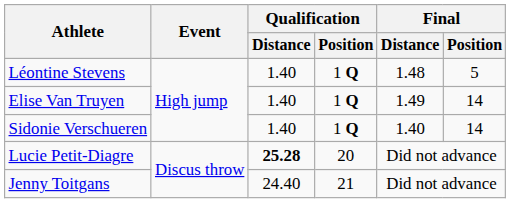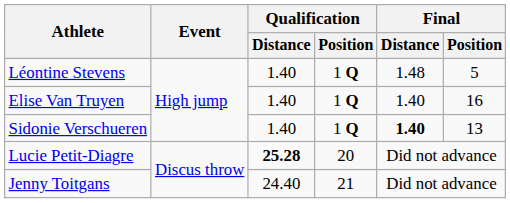(410, 100) 1.49 -> (410, 100) 1.40
(475, 100) 14 -> (475, 100) 16
(410, 128) normal -> (410, 128) bold
(475, 128) 14 -> (475, 128) 13
